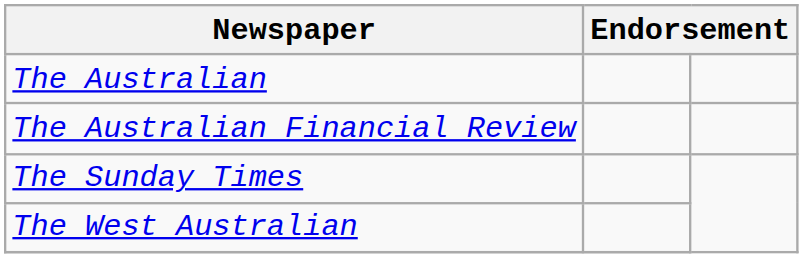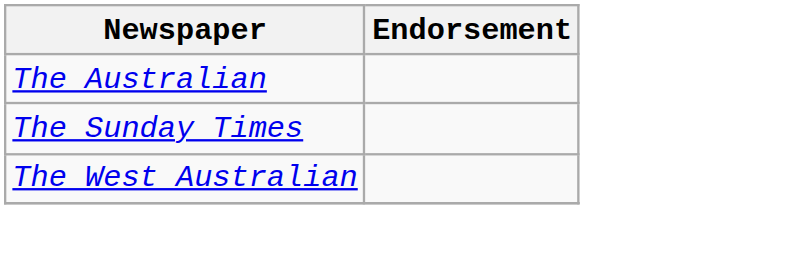- row: (294, 129)
